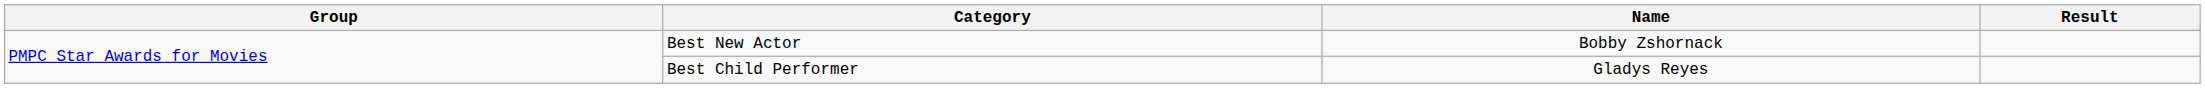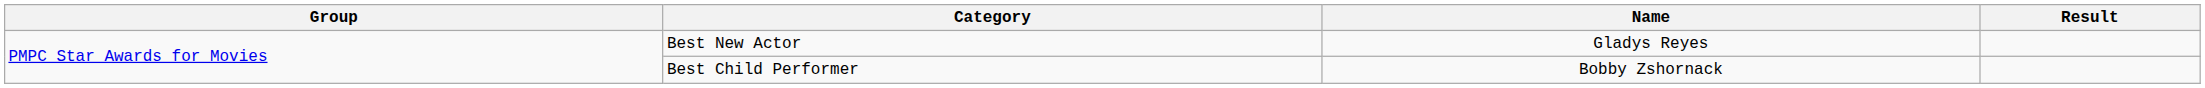(1651, 44) Bobby Zshornack -> (1651, 44) Gladys Reyes
(1651, 70) Gladys Reyes -> (1651, 70) Bobby Zshornack
